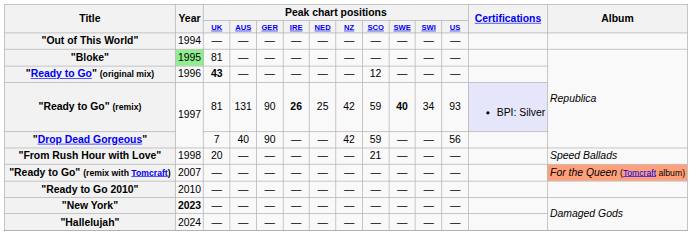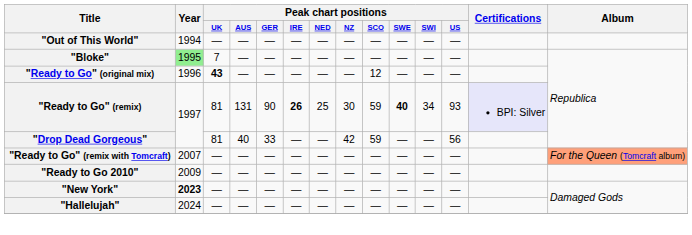(217, 57) 81 -> (217, 57) 7
(349, 107) 42 -> (349, 107) 30
(217, 139) 7 -> (217, 139) 81
(270, 139) 90 -> (270, 139) 33
- row: (90, 156)
(189, 189) 2010 -> (189, 172) 2009
